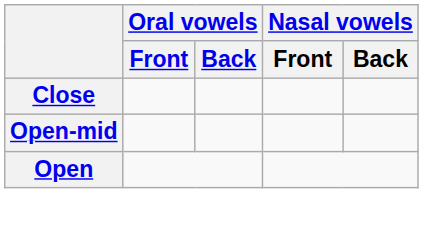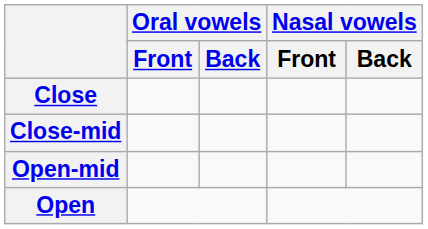+ row: (66, 132)
